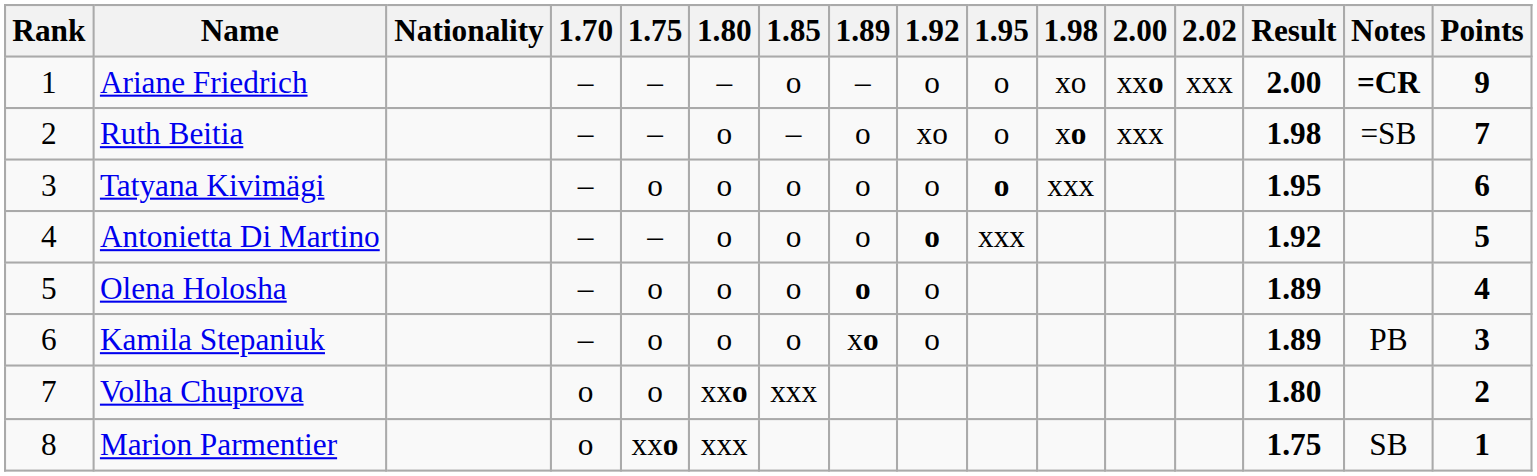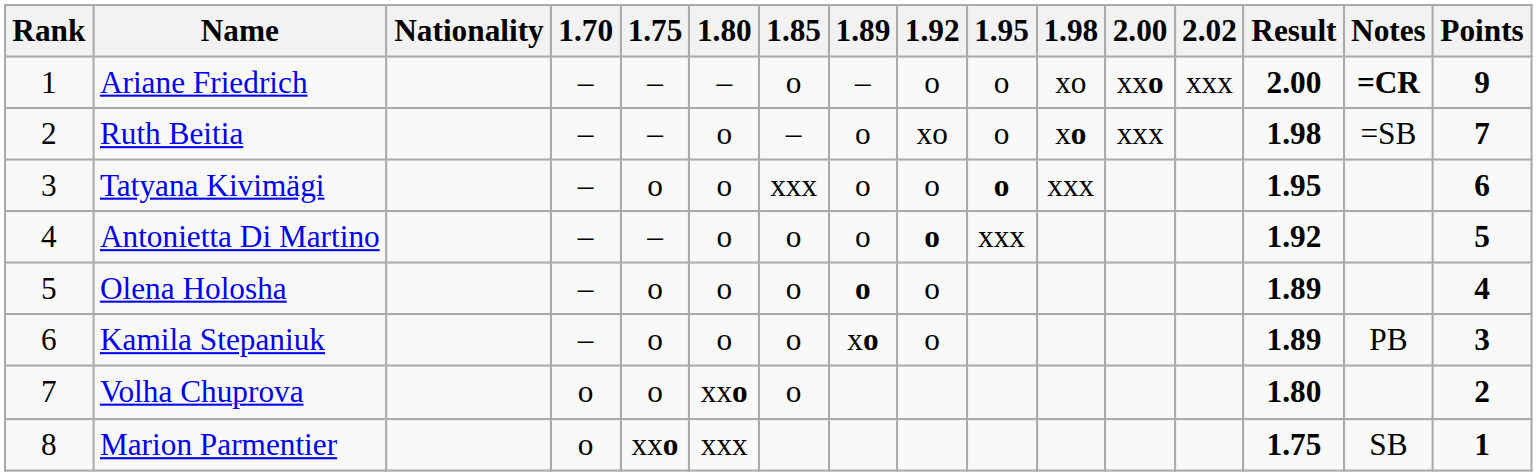(794, 185) o -> (794, 185) xxx
(794, 391) xxx -> (794, 391) o
